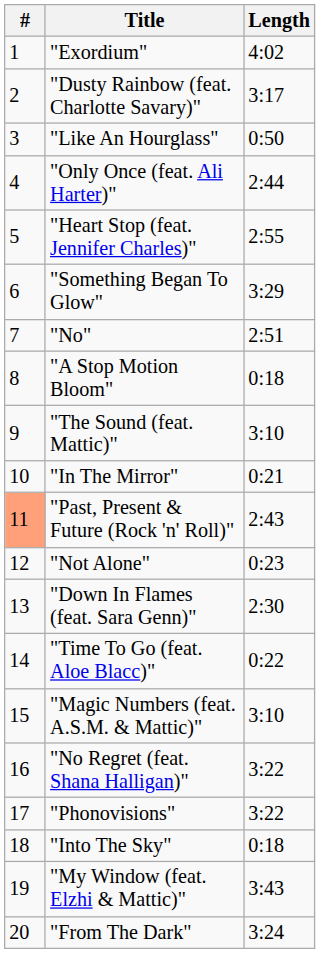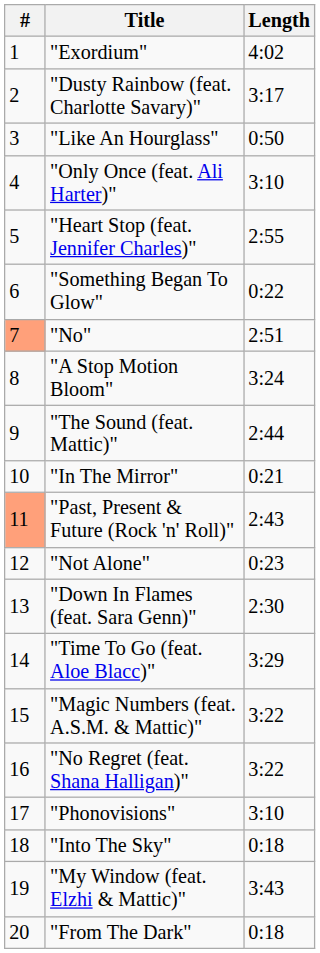(266, 182) 2:44 -> (266, 182) 3:10
(266, 291) 3:29 -> (266, 291) 0:22
(14, 335) no background -> (14, 335) lightsalmon background
(266, 378) 0:18 -> (266, 378) 3:24
(266, 432) 3:10 -> (266, 432) 2:44
(266, 660) 0:22 -> (266, 660) 3:29
(266, 715) 3:10 -> (266, 715) 3:22
(266, 813) 3:22 -> (266, 813) 3:10
(266, 932) 3:24 -> (266, 932) 0:18
